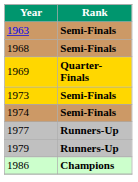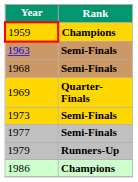+ row: (19, 32)
- row: (18, 113)
(89, 130) Runners-Up -> (89, 133) Semi-Finals
